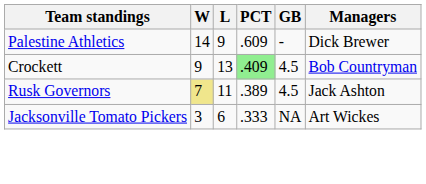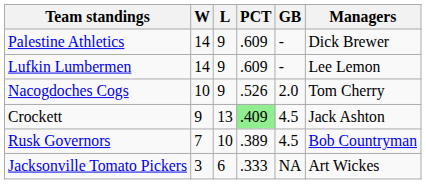+ row: (70, 66)
+ row: (68, 91)
(363, 66) Bob Countryman -> (347, 116) Jack Ashton
(198, 91) khaki background -> (198, 141) no background
(225, 91) 11 -> (225, 141) 10
(347, 91) Jack Ashton -> (363, 141) Bob Countryman
